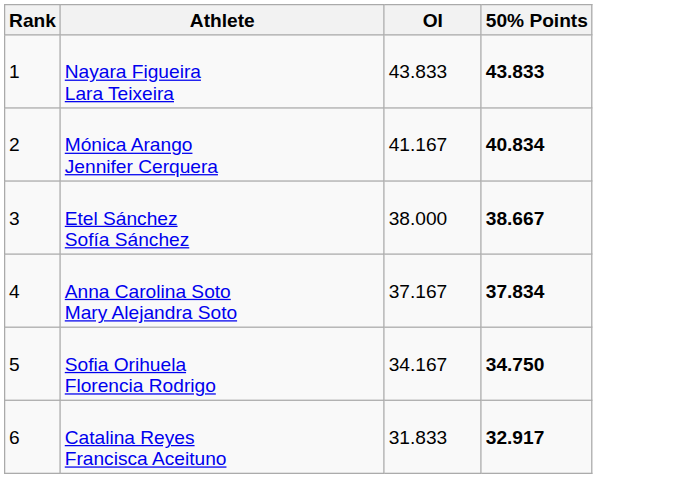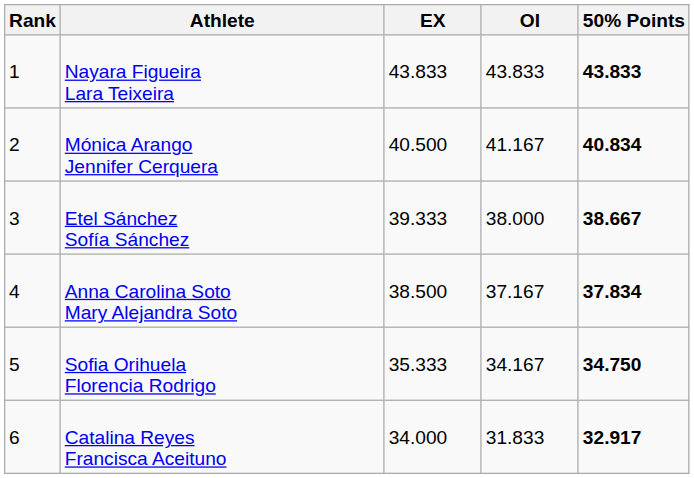+ column: (433, 20)
